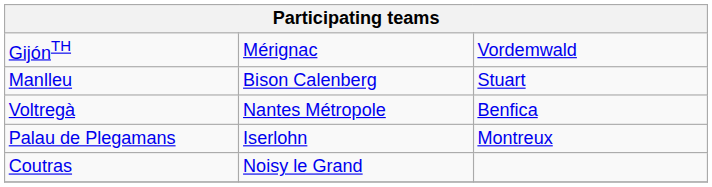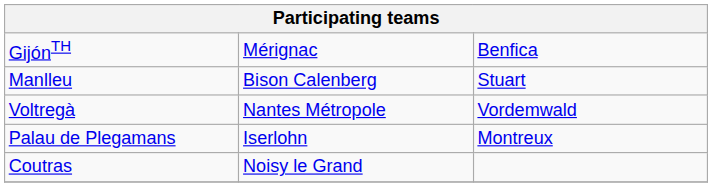(527, 49) Vordemwald -> (508, 49) Benfica
(508, 109) Benfica -> (527, 109) Vordemwald
